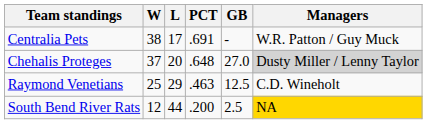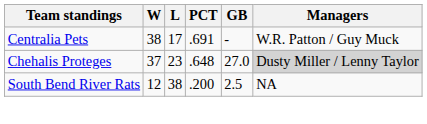(175, 61) 20 -> (175, 61) 23
- row: (65, 84)
(175, 107) 44 -> (175, 84) 38
(267, 107) gold background -> (267, 84) no background
